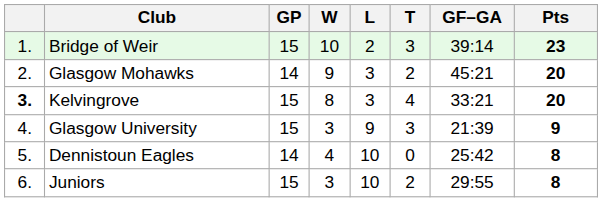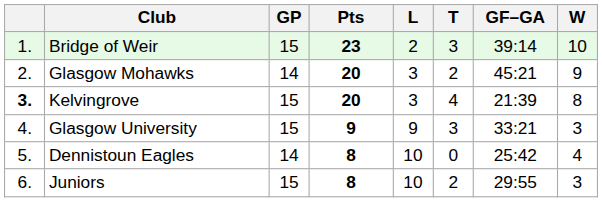columns swapped: (329, 18) <-> (556, 18)
(472, 100) 33:21 -> (515, 100) 21:39
(472, 127) 21:39 -> (515, 127) 33:21
